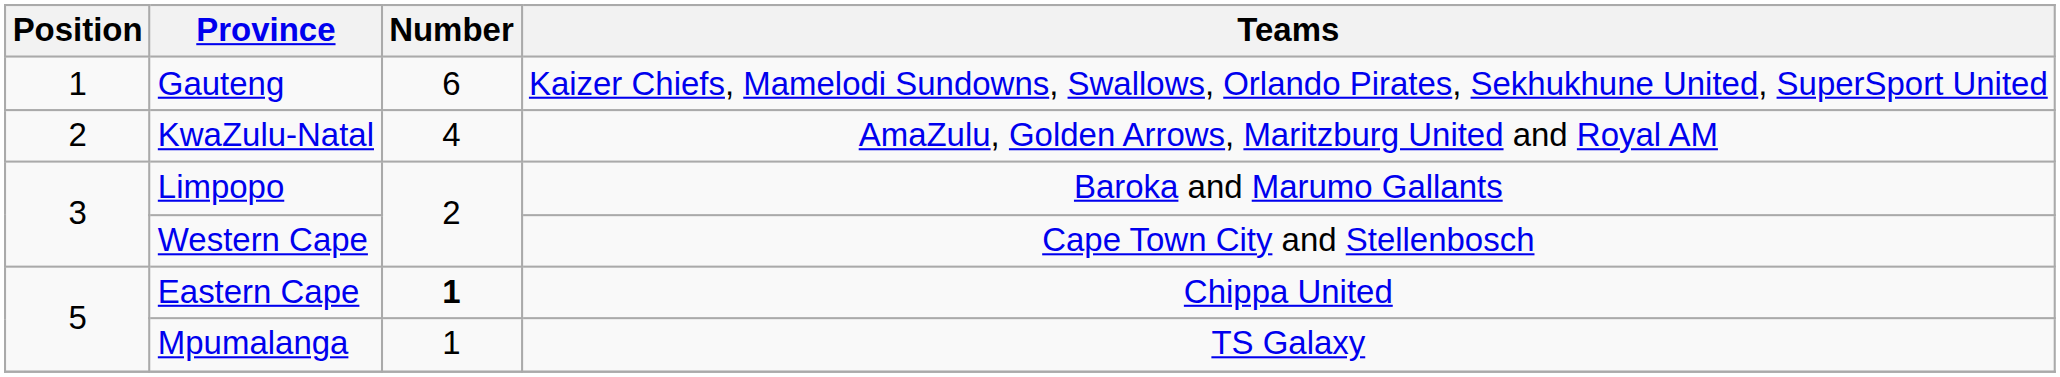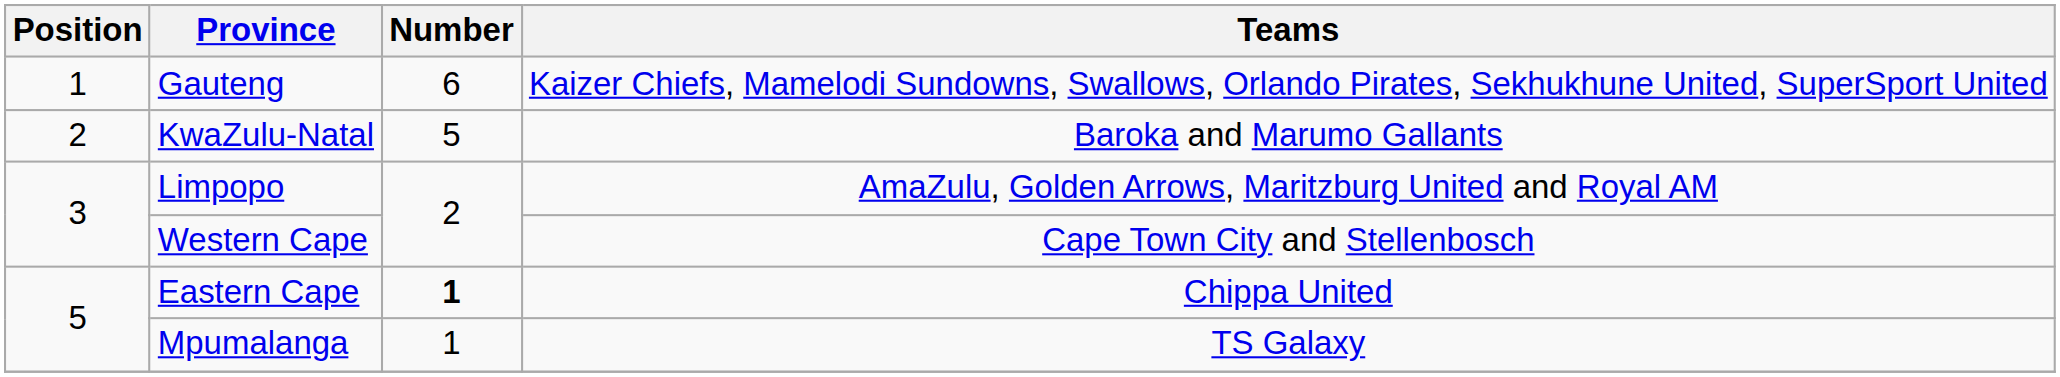(451, 135) 4 -> (451, 135) 5
(1288, 135) AmaZulu, Golden Arrows, Maritzburg United and Royal AM -> (1288, 135) Baroka and Marumo Gallants
(1288, 187) Baroka and Marumo Gallants -> (1288, 187) AmaZulu, Golden Arrows, Maritzburg United and Royal AM
